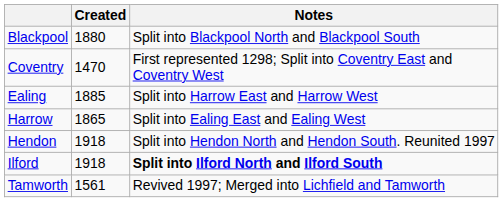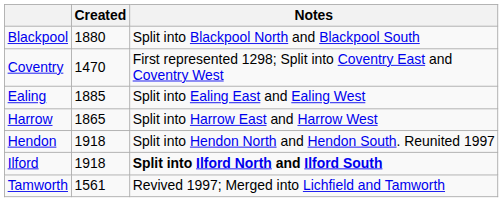(255, 97) Split into Harrow East and Harrow West -> (249, 97) Split into Ealing East and Ealing West
(249, 119) Split into Ealing East and Ealing West -> (255, 119) Split into Harrow East and Harrow West
